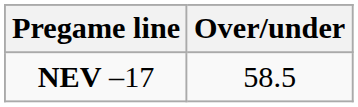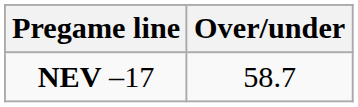(270, 76) 58.5 -> (270, 76) 58.7
